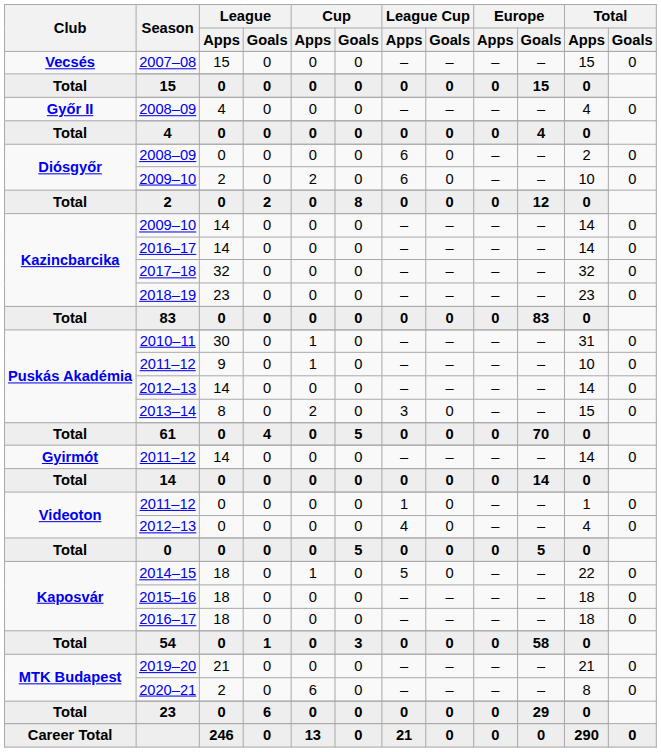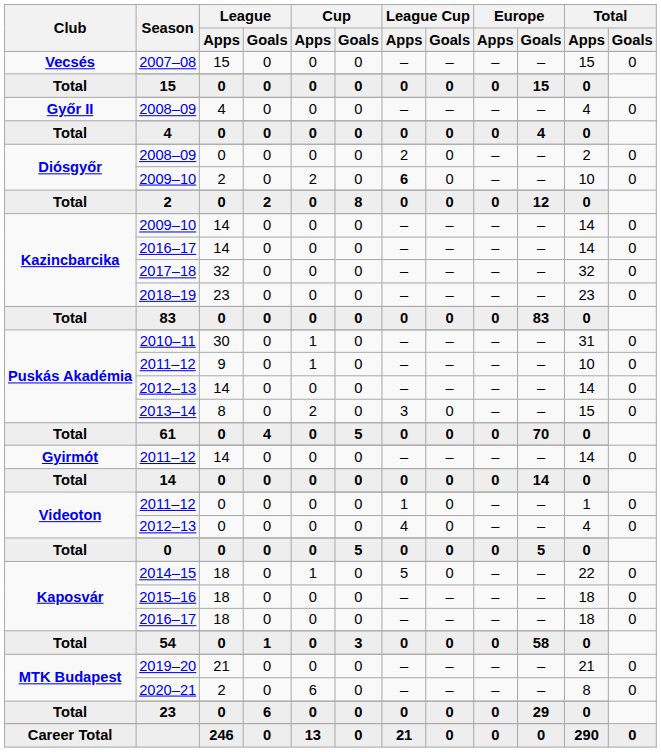(404, 156) 6 -> (404, 156) 2
(404, 179) normal -> (404, 179) bold
